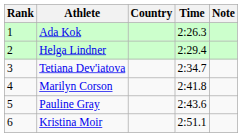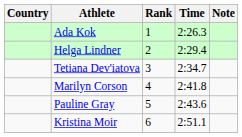columns swapped: (20, 13) <-> (151, 13)
